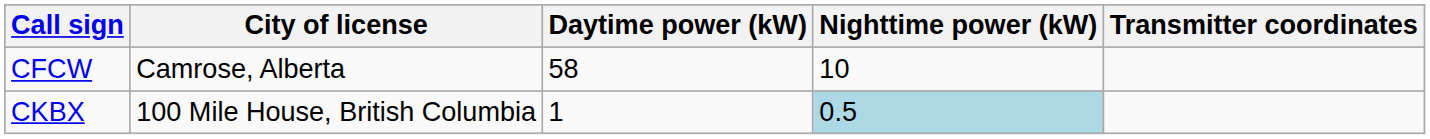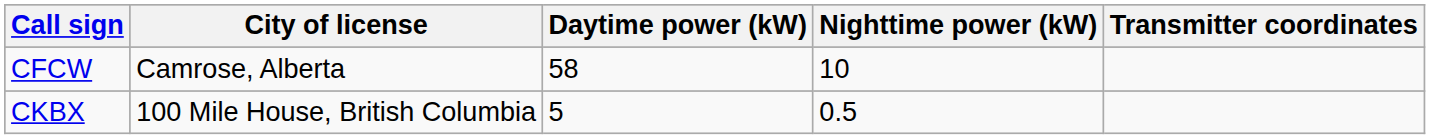(556, 111) 1 -> (556, 111) 5
(838, 111) lightblue background -> (838, 111) no background
